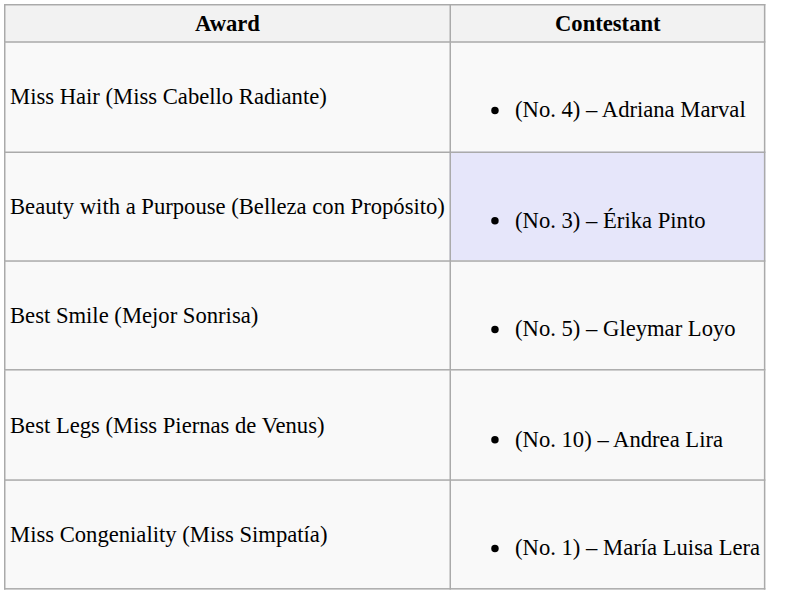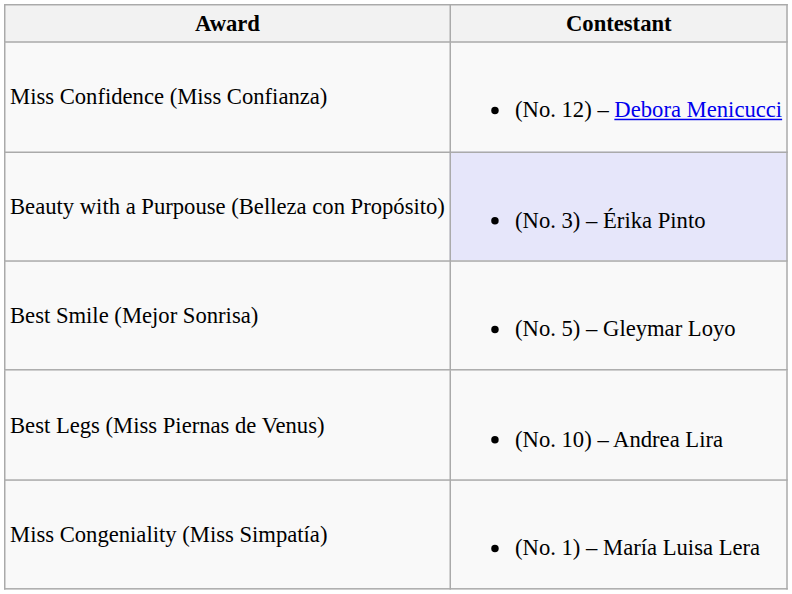+ row: (169, 96)
- row: (168, 96)
